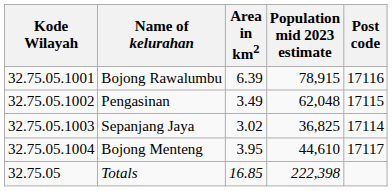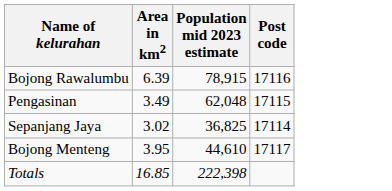- column: (51, 35)
